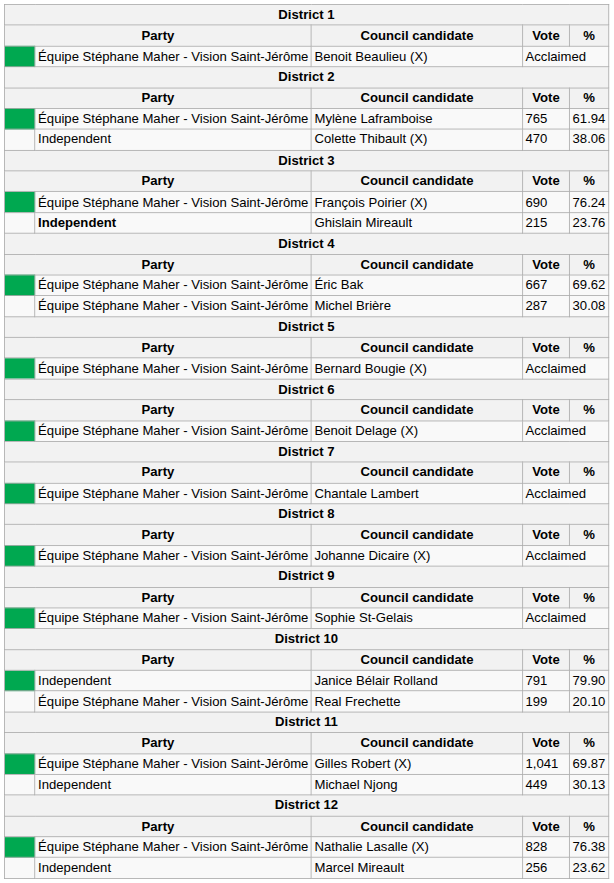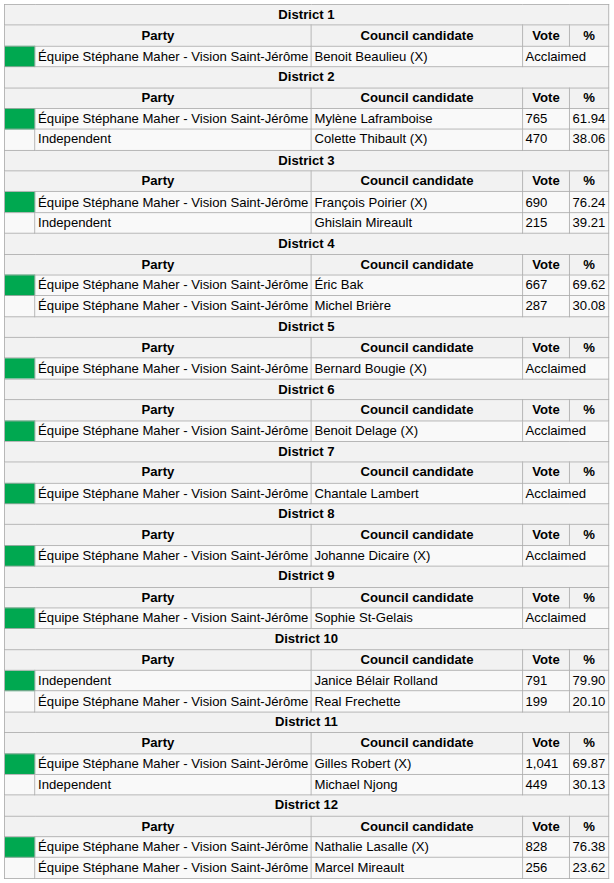(77, 222) bold -> (75, 222) normal
(589, 222) 23.76 -> (589, 222) 39.21
(75, 868) Independent -> (173, 868) Équipe Stéphane Maher - Vision Saint-Jérôme
